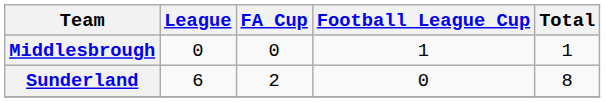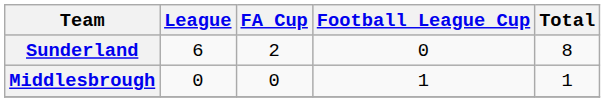rows swapped: (82, 81) <-> (82, 50)
